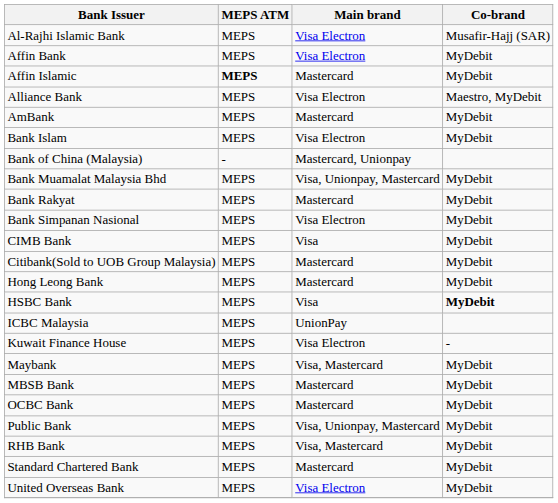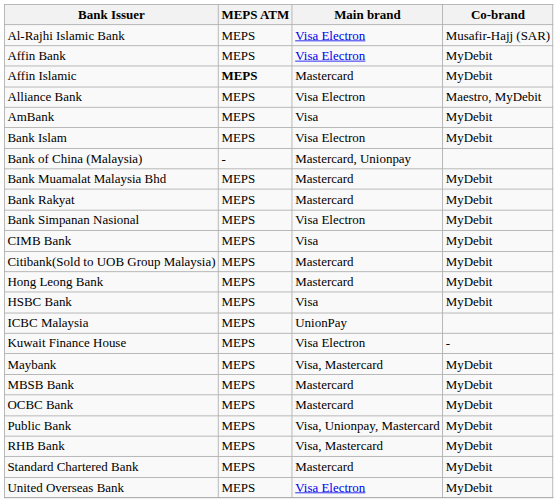(324, 117) Mastercard -> (307, 117) Visa
(367, 179) Visa, Unionpay, Mastercard -> (324, 179) Mastercard
(470, 302) bold -> (469, 302) normal
